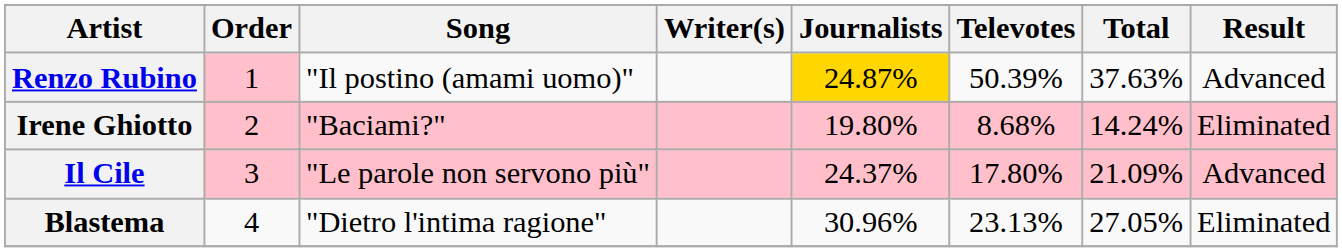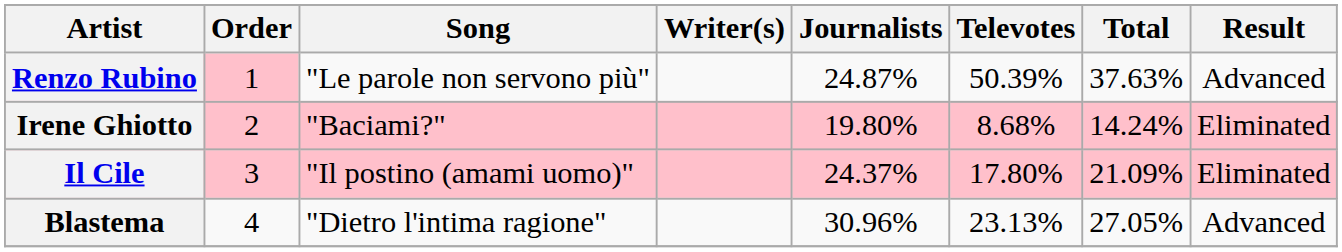(470, 76) "Il postino (amami uomo)" -> (478, 76) "Le parole non servono più"
(871, 76) gold background -> (871, 76) no background
(478, 173) "Le parole non servono più" -> (470, 173) "Il postino (amami uomo)"
(1264, 173) Advanced -> (1264, 173) Eliminated
(1264, 221) Eliminated -> (1264, 221) Advanced
